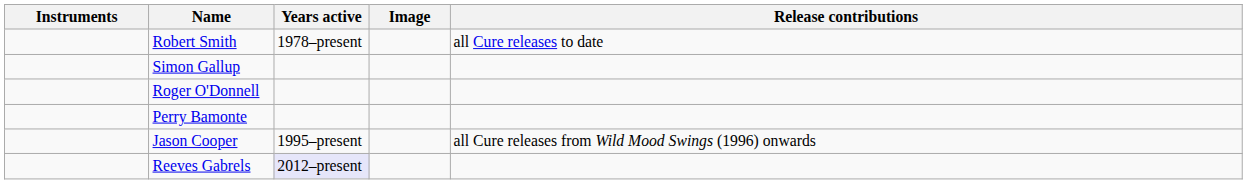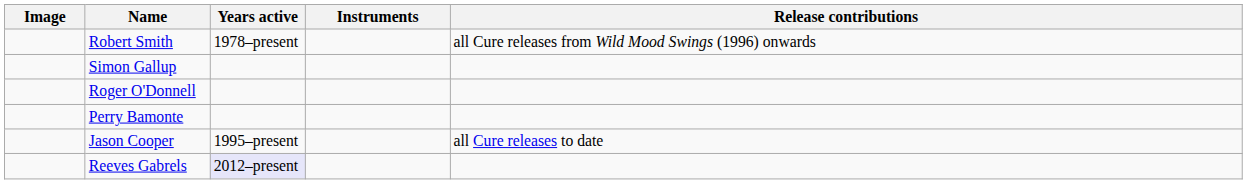columns swapped: (410, 16) <-> (77, 16)
(528, 41) all Cure releases to date -> (635, 41) all Cure releases from Wild Mood Swings (1996) onwards
(635, 141) all Cure releases from Wild Mood Swings (1996) onwards -> (528, 141) all Cure releases to date
